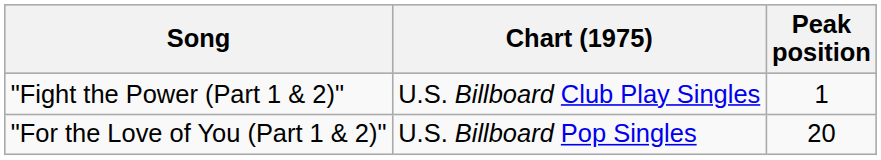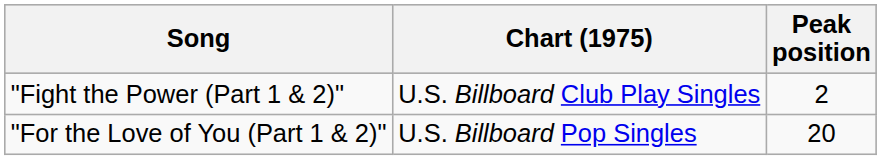(821, 93) 1 -> (821, 93) 2
